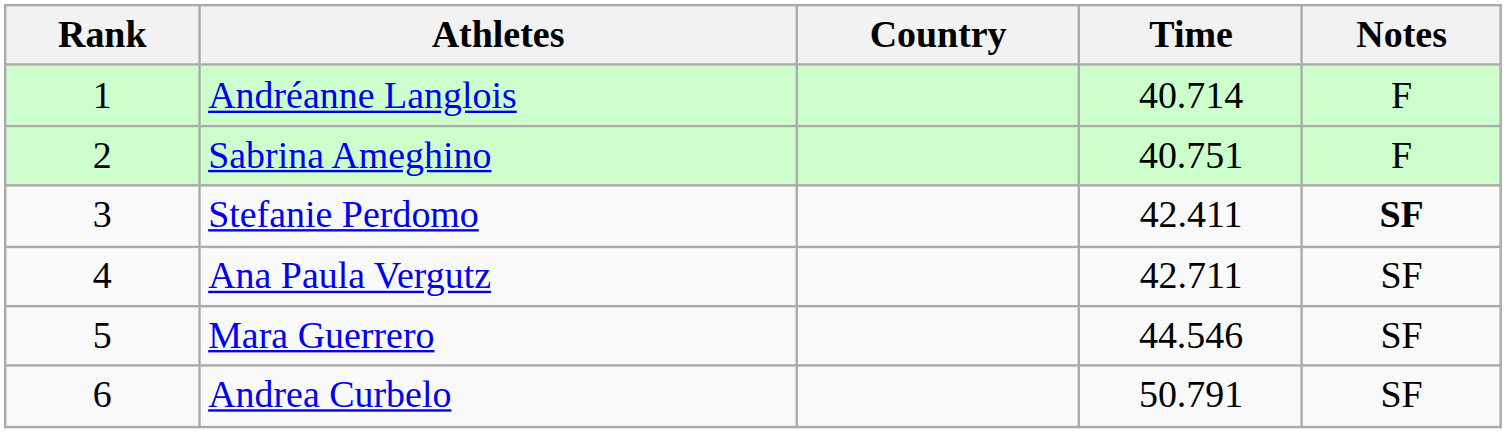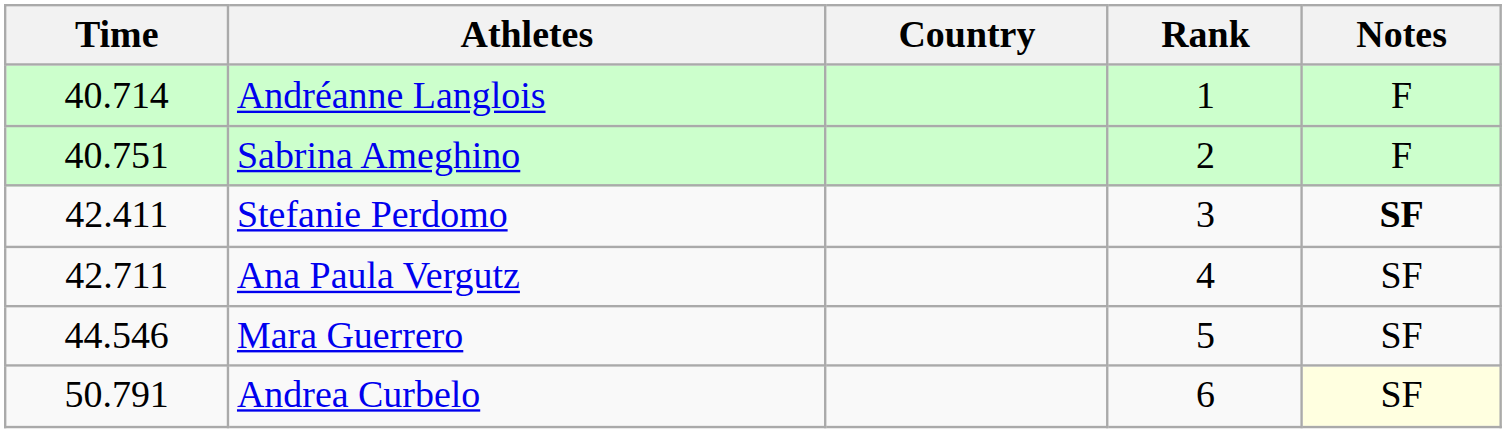columns swapped: (102, 34) <-> (1191, 34)
(1402, 395) no background -> (1402, 395) lightyellow background
